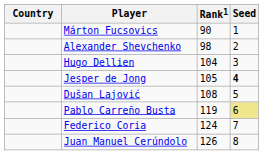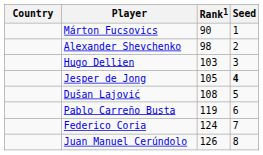(209, 62) 104 -> (209, 62) 103
(236, 110) khaki background -> (236, 110) no background
